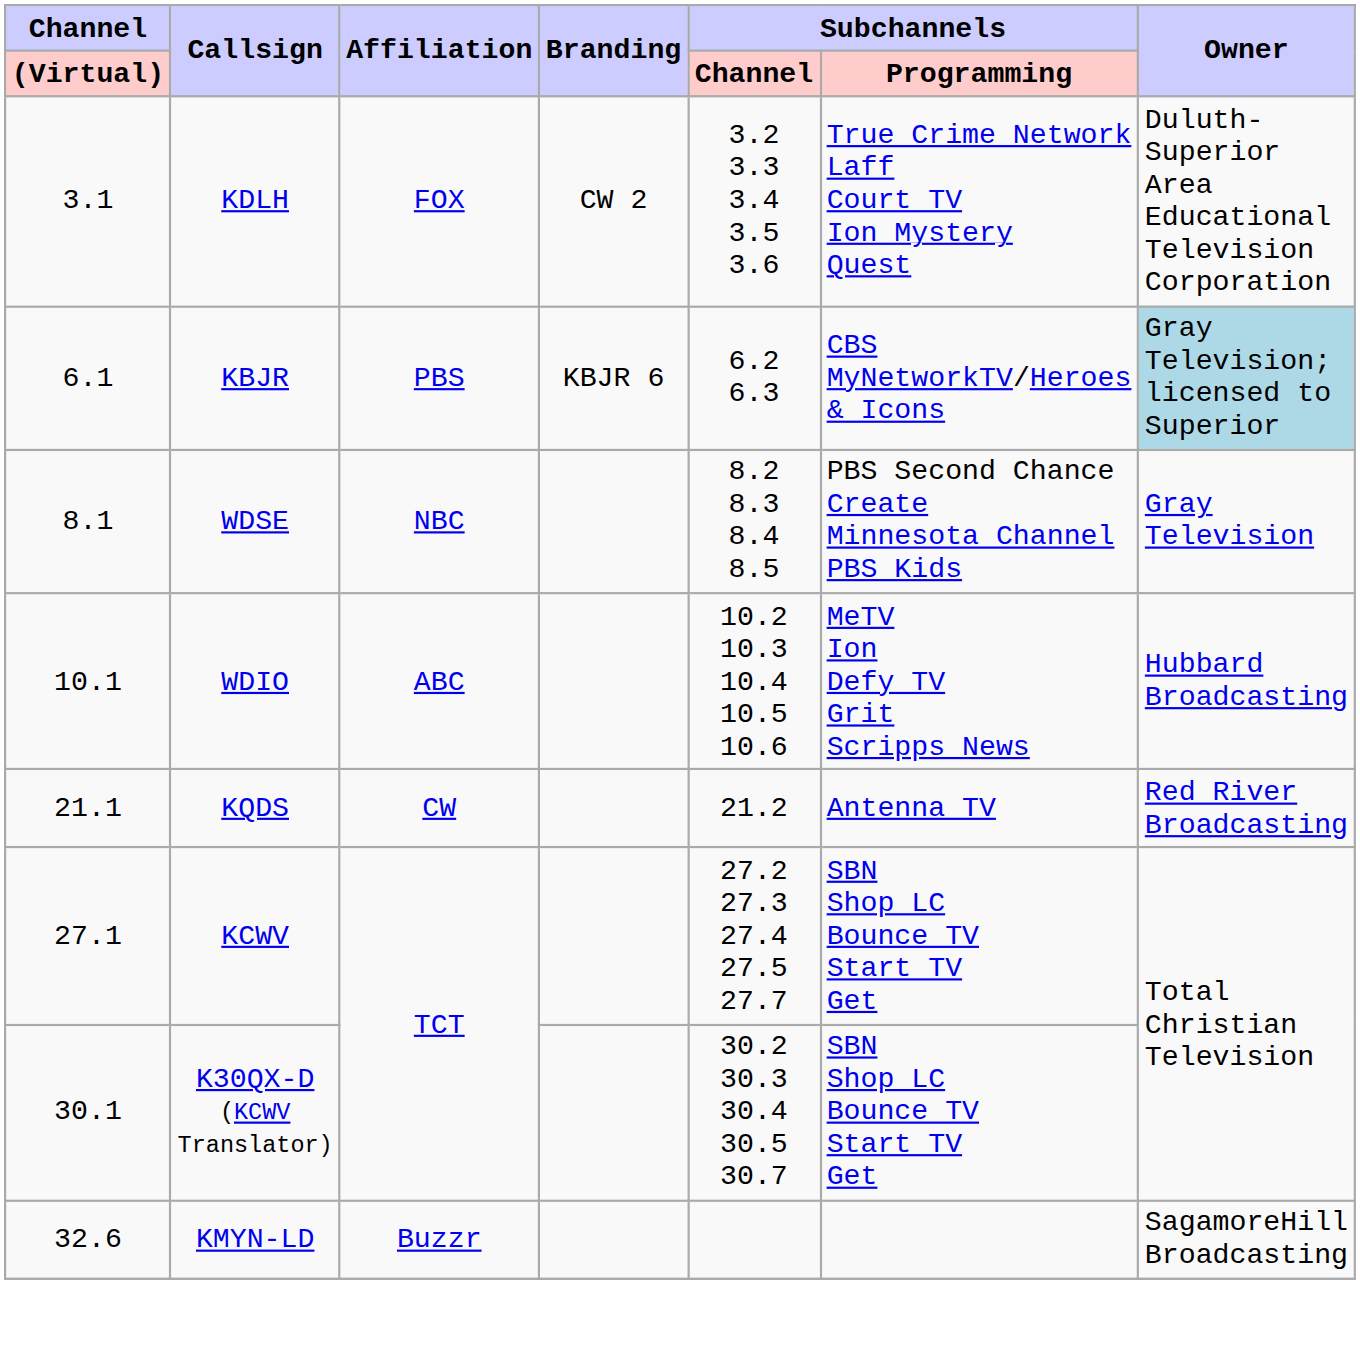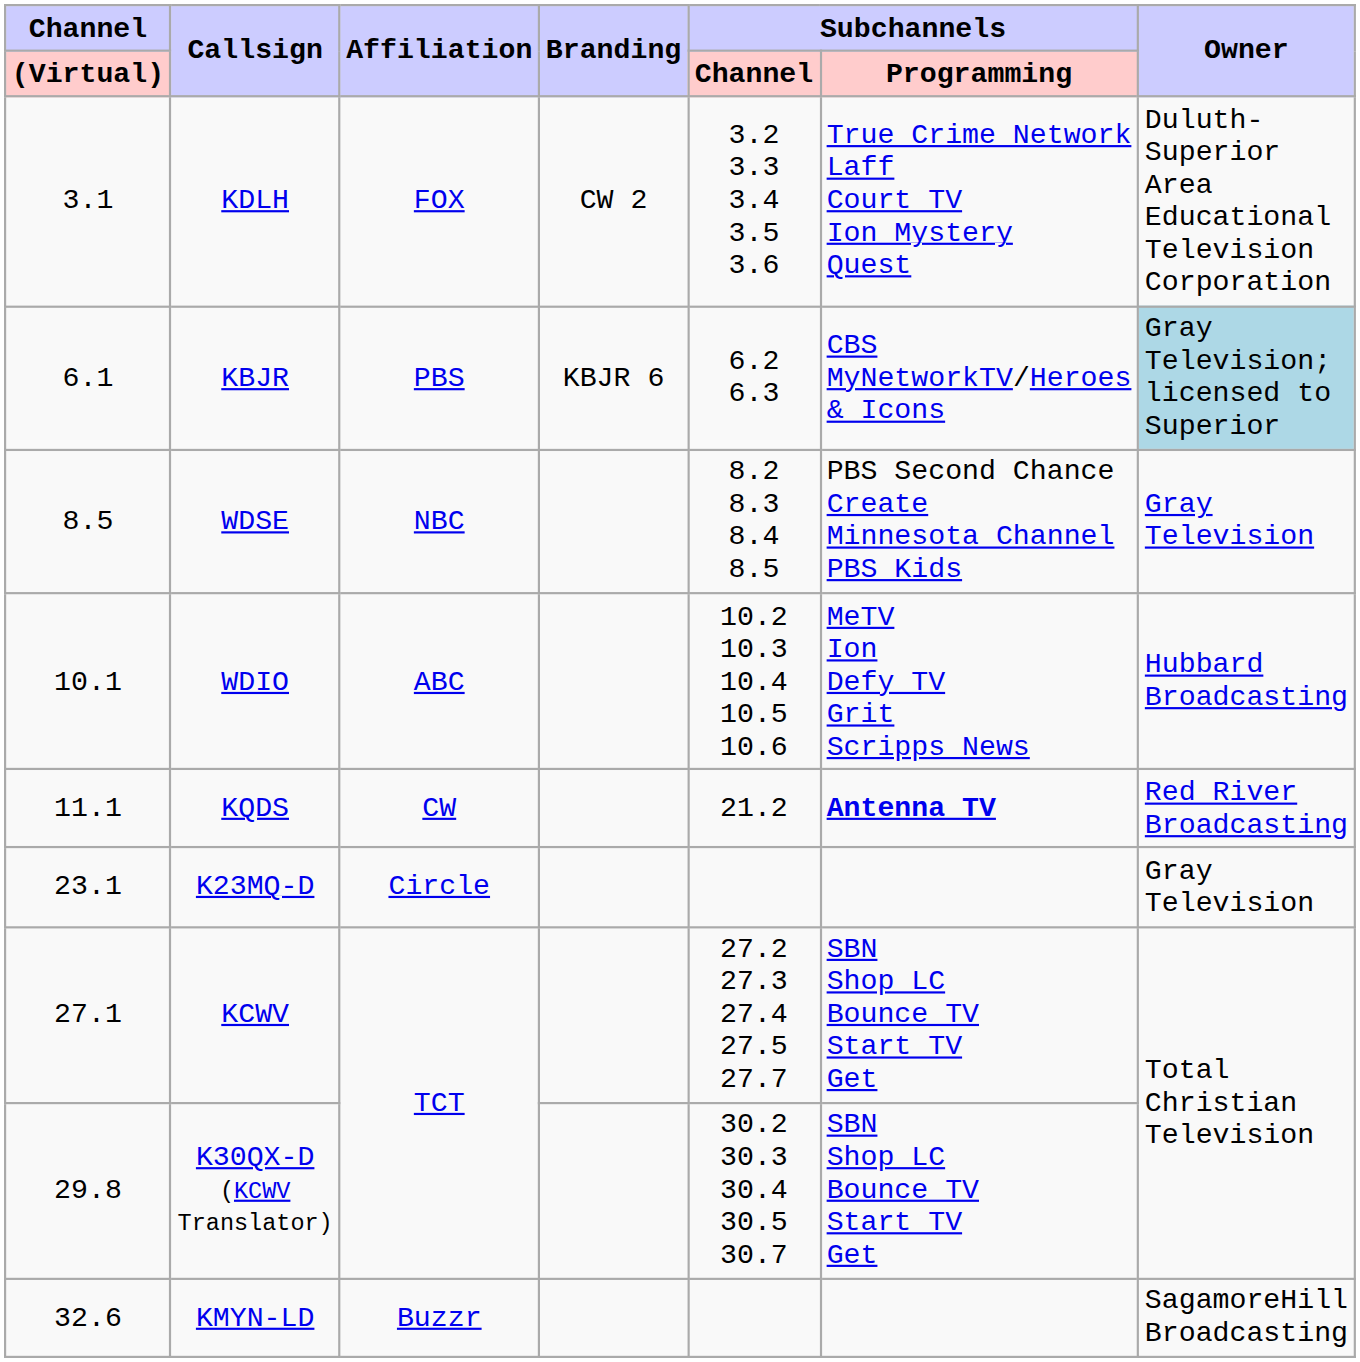(88, 521) 8.1 -> (88, 521) 8.5
(88, 808) 21.1 -> (88, 808) 11.1
(911, 808) normal -> (911, 808) bold
+ row: (255, 887)
(88, 1112) 30.1 -> (88, 1191) 29.8
